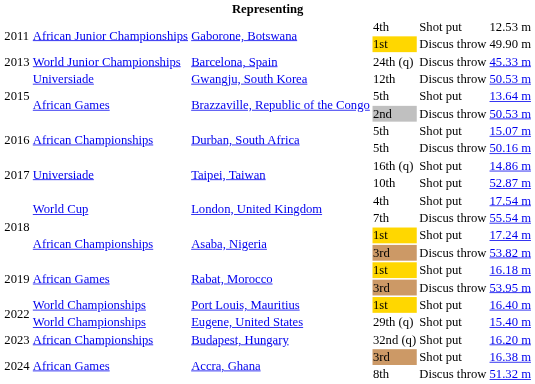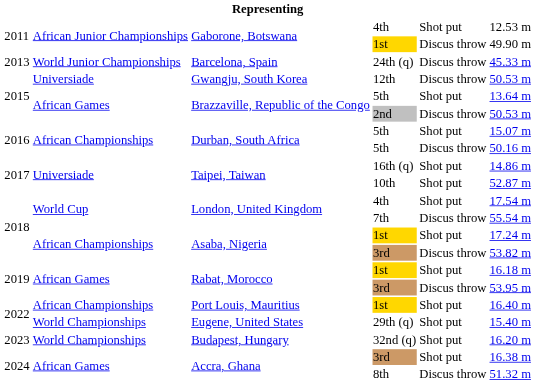(89, 305) World Championships -> (93, 305) African Championships
(93, 339) African Championships -> (89, 339) World Championships
